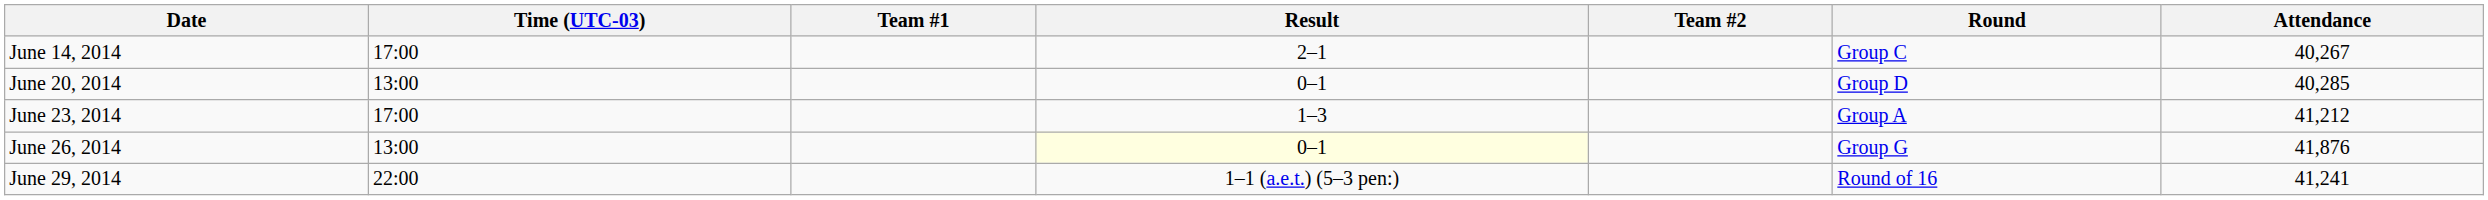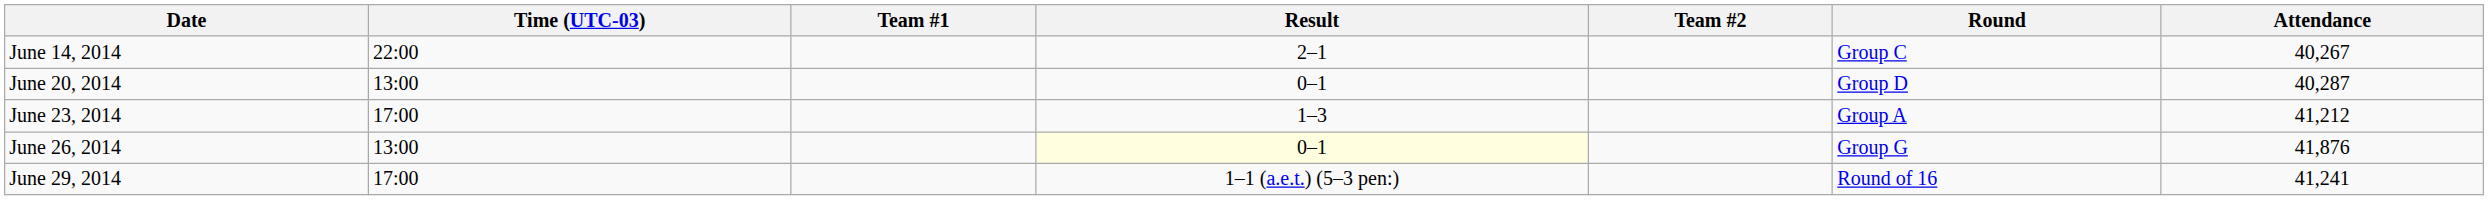(396, 52) 17:00 -> (396, 52) 22:00
(2322, 83) 40,285 -> (2322, 83) 40,287
(396, 178) 22:00 -> (396, 178) 17:00
